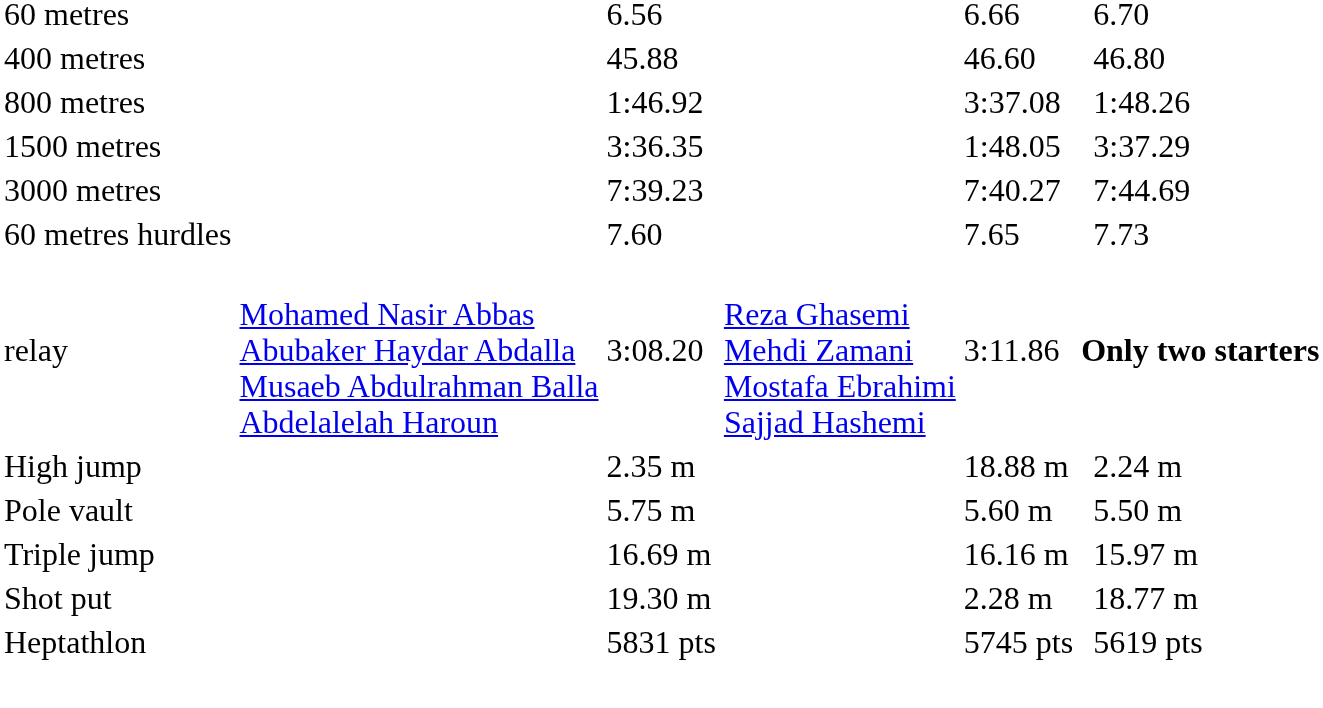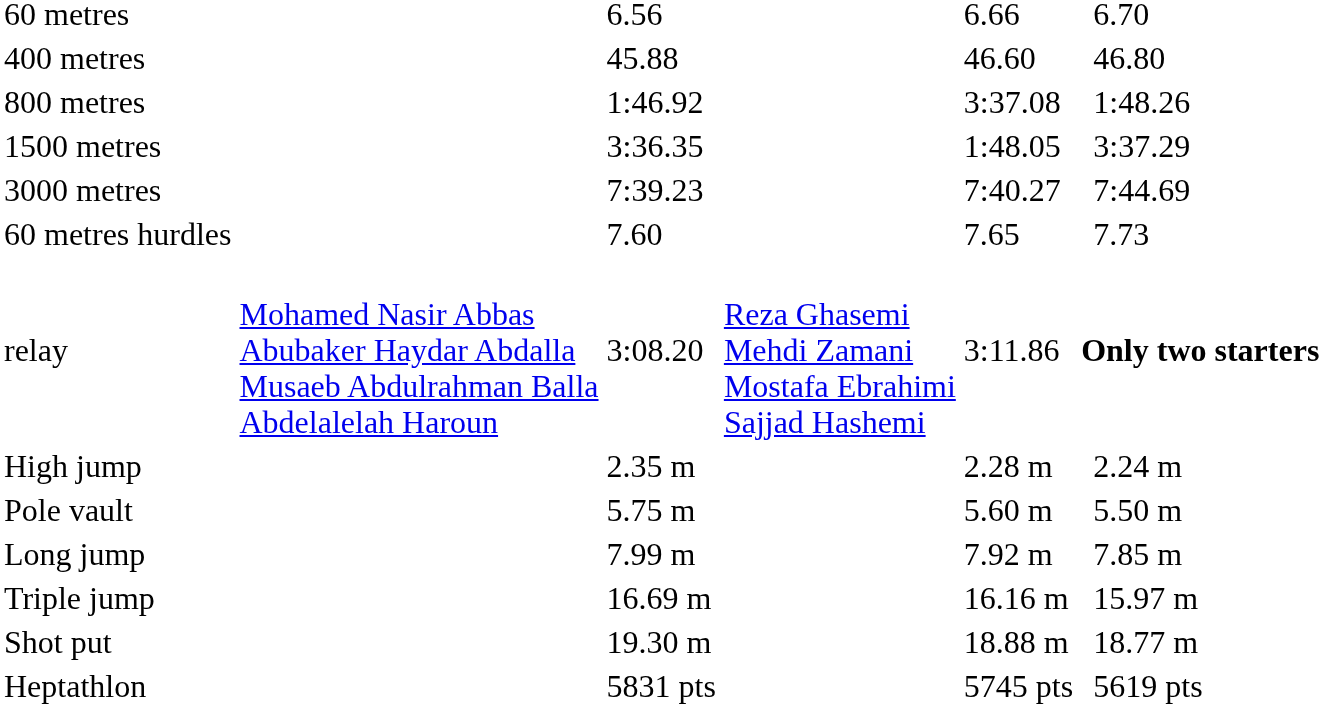(1016, 466) 18.88 m -> (1008, 466) 2.28 m
+ row: (75, 554)
(1008, 598) 2.28 m -> (1016, 642) 18.88 m
